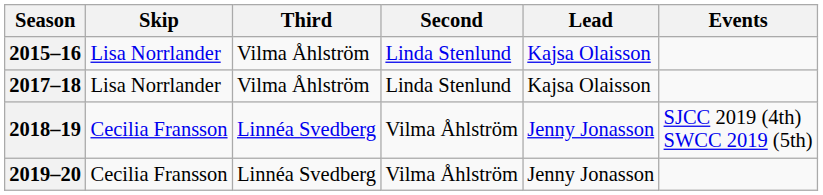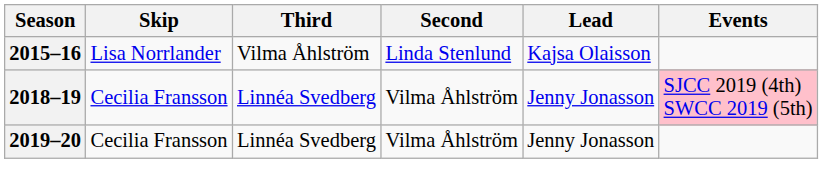- row: (45, 85)
(738, 129) no background -> (738, 97) pink background
